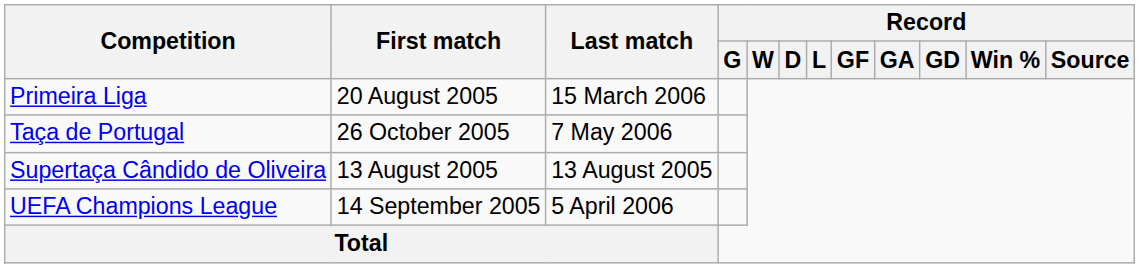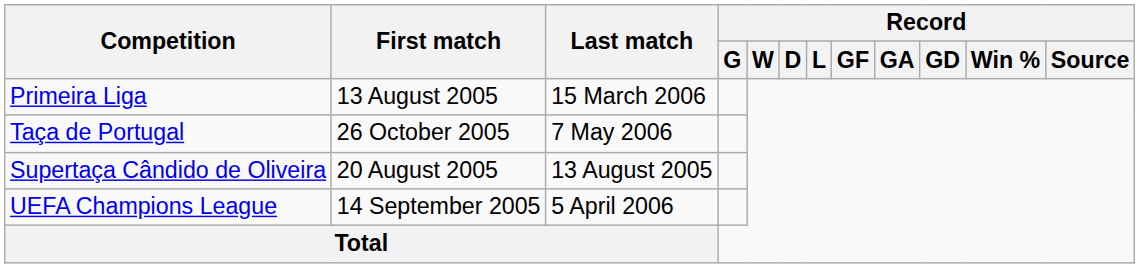(417, 96) 20 August 2005 -> (417, 96) 13 August 2005
(417, 170) 13 August 2005 -> (417, 170) 20 August 2005
